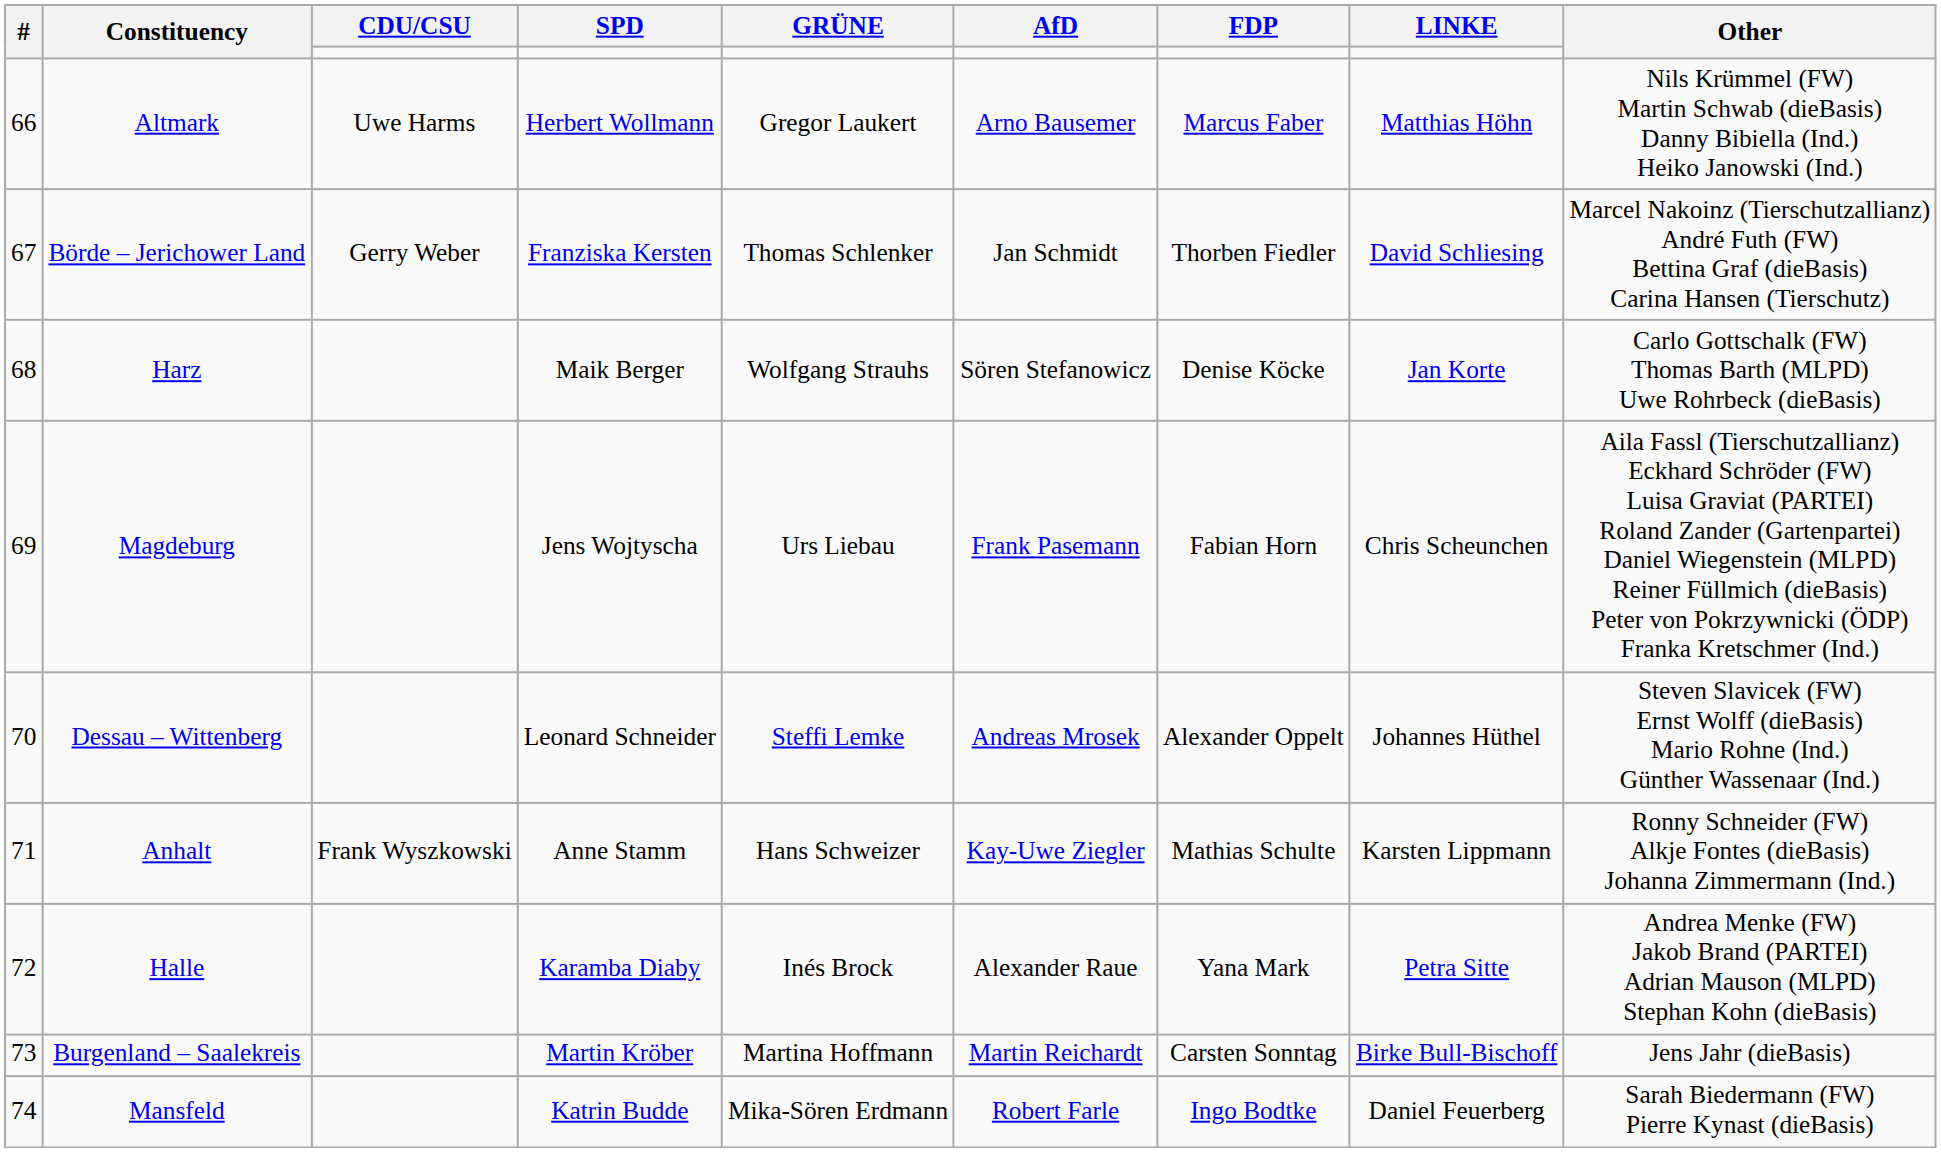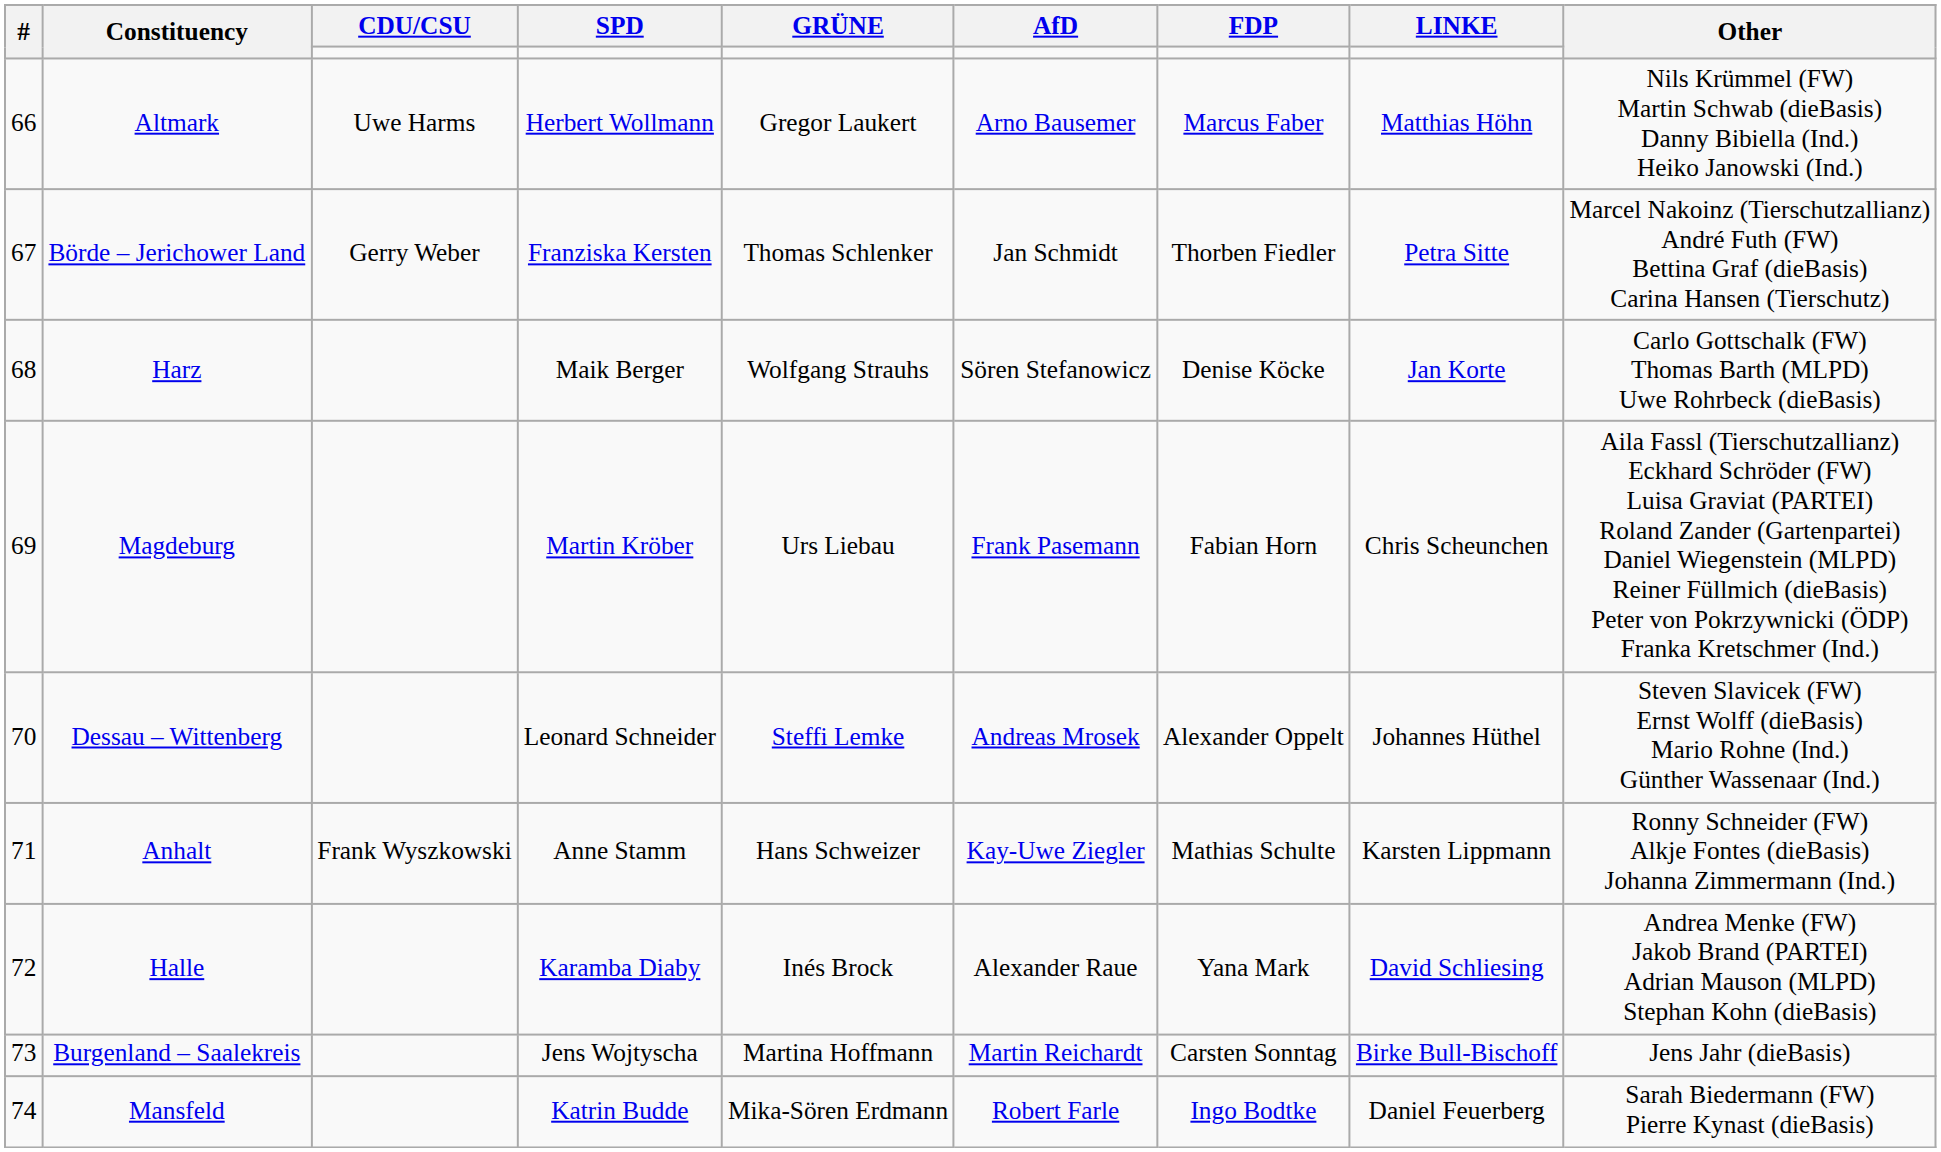(1457, 254) David Schliesing -> (1457, 254) Petra Sitte
(620, 545) Jens Wojtyscha -> (620, 545) Martin Kröber
(1457, 968) Petra Sitte -> (1457, 968) David Schliesing
(620, 1054) Martin Kröber -> (620, 1054) Jens Wojtyscha
